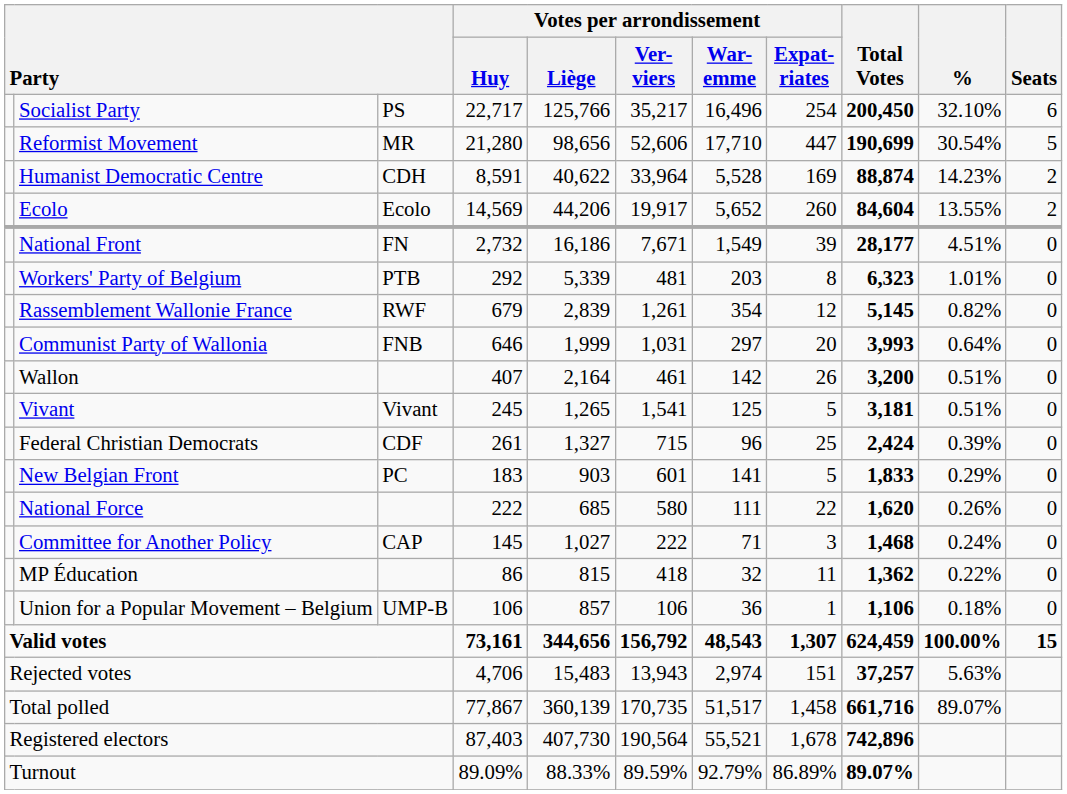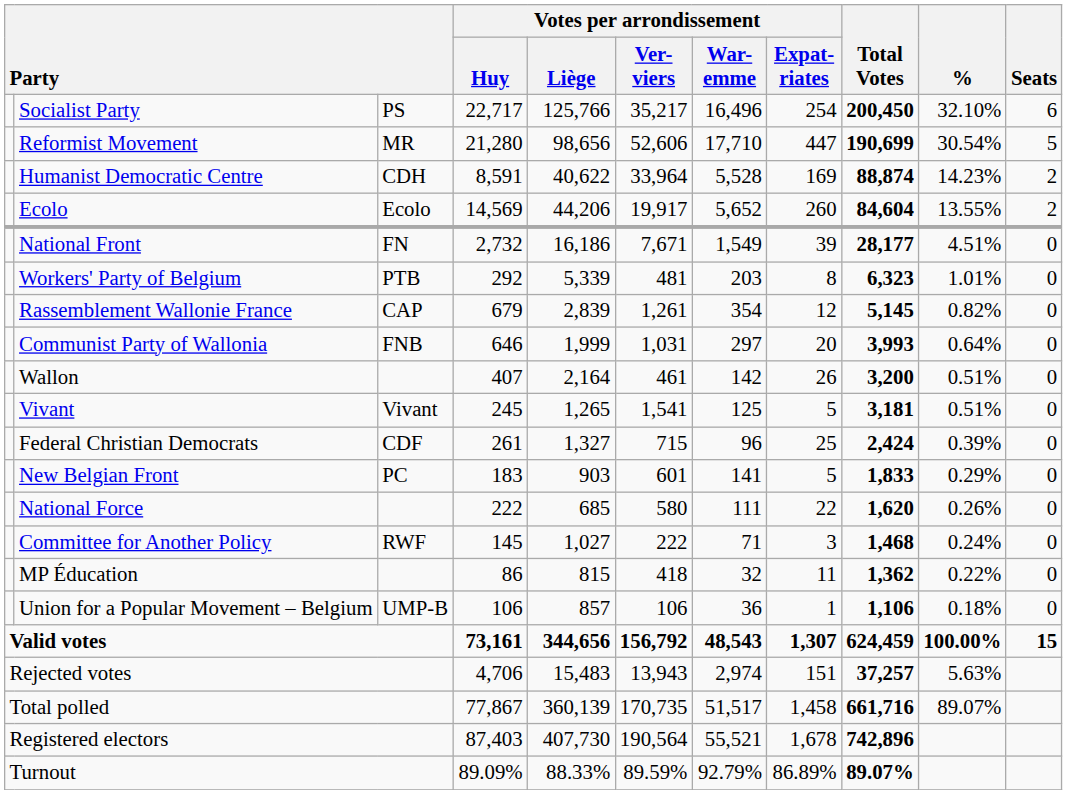(404, 310) RWF -> (402, 310) CAP
(402, 541) CAP -> (404, 541) RWF
